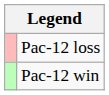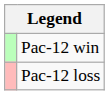rows swapped: (60, 76) <-> (61, 47)
